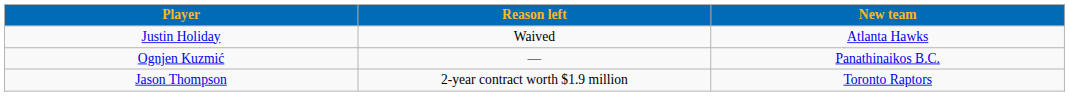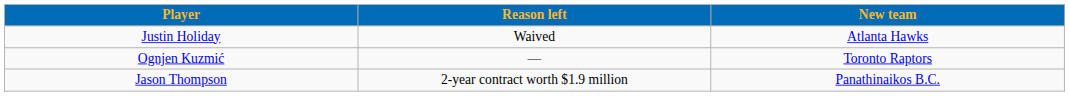(888, 58) Panathinaikos B.C. -> (888, 58) Toronto Raptors
(888, 79) Toronto Raptors -> (888, 79) Panathinaikos B.C.
